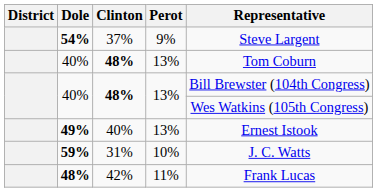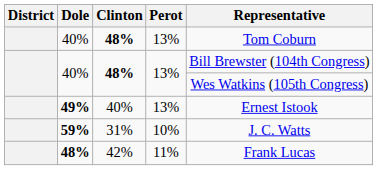- row: (75, 38)
